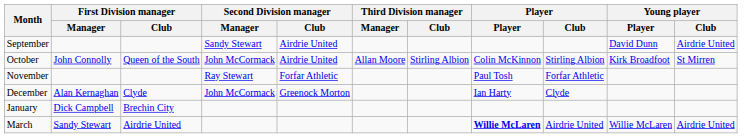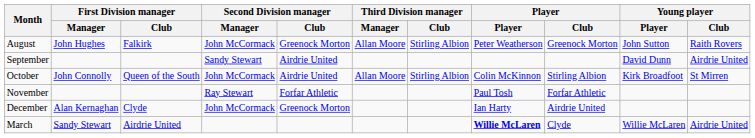+ row: (21, 44)
(557, 92) Clyde -> (576, 108) Airdrie United
- row: (22, 108)
(574, 124) Airdrie United -> (559, 124) Clyde
